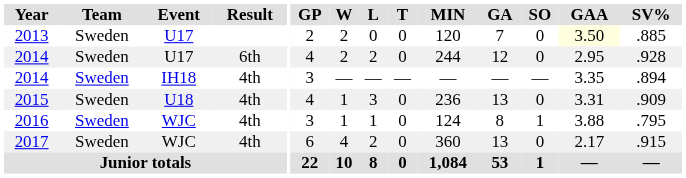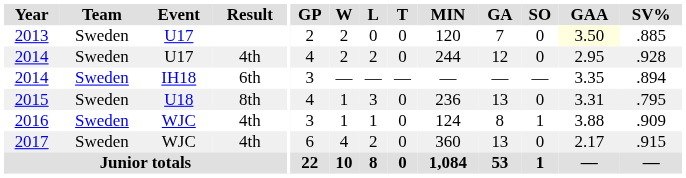(250, 56) 6th -> (250, 56) 4th
(250, 78) 4th -> (250, 78) 6th
(250, 99) 4th -> (250, 99) 8th
(651, 99) .909 -> (651, 99) .795
(651, 120) .795 -> (651, 120) .909
